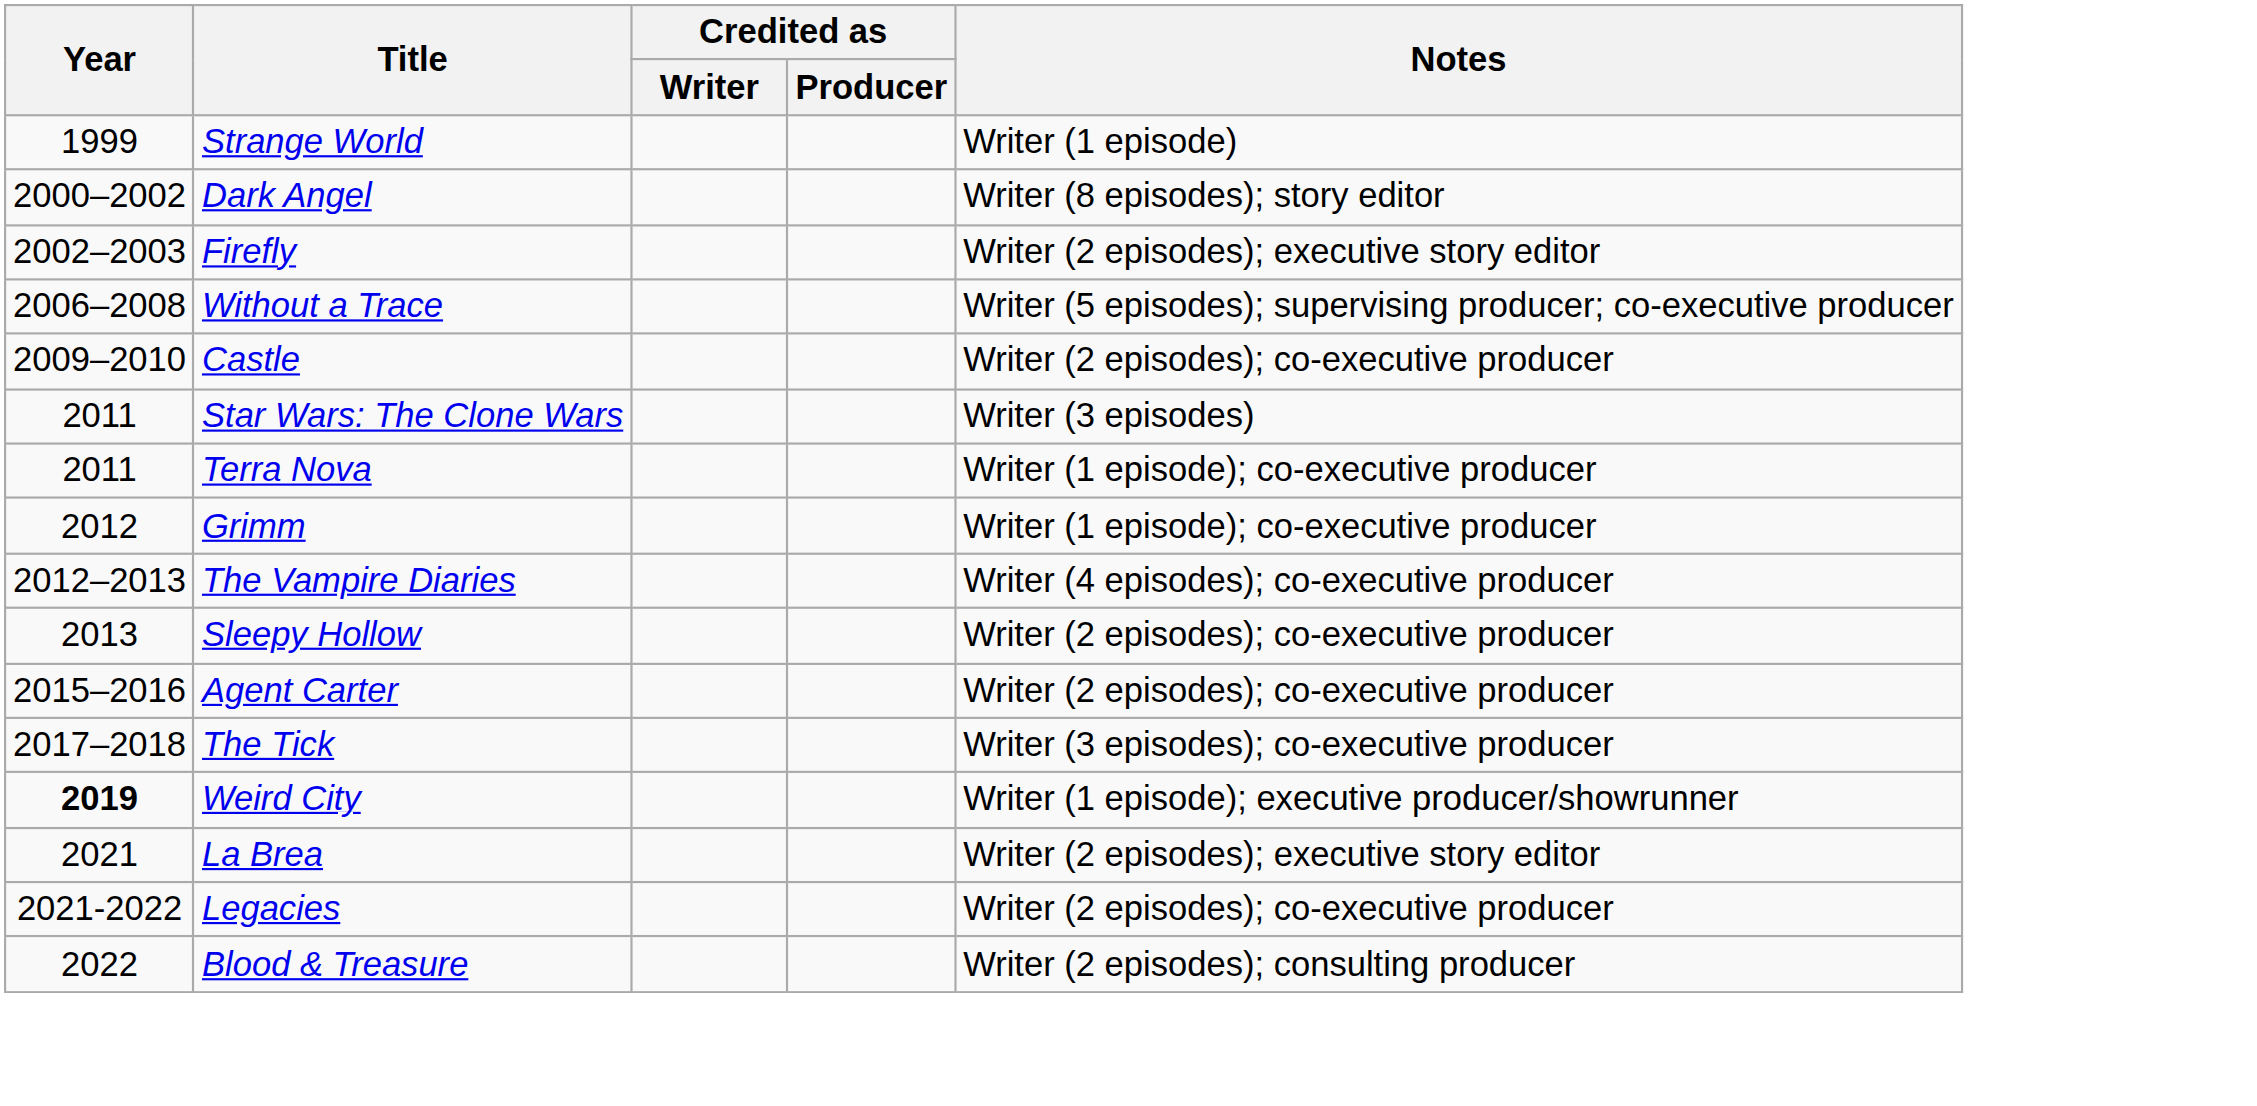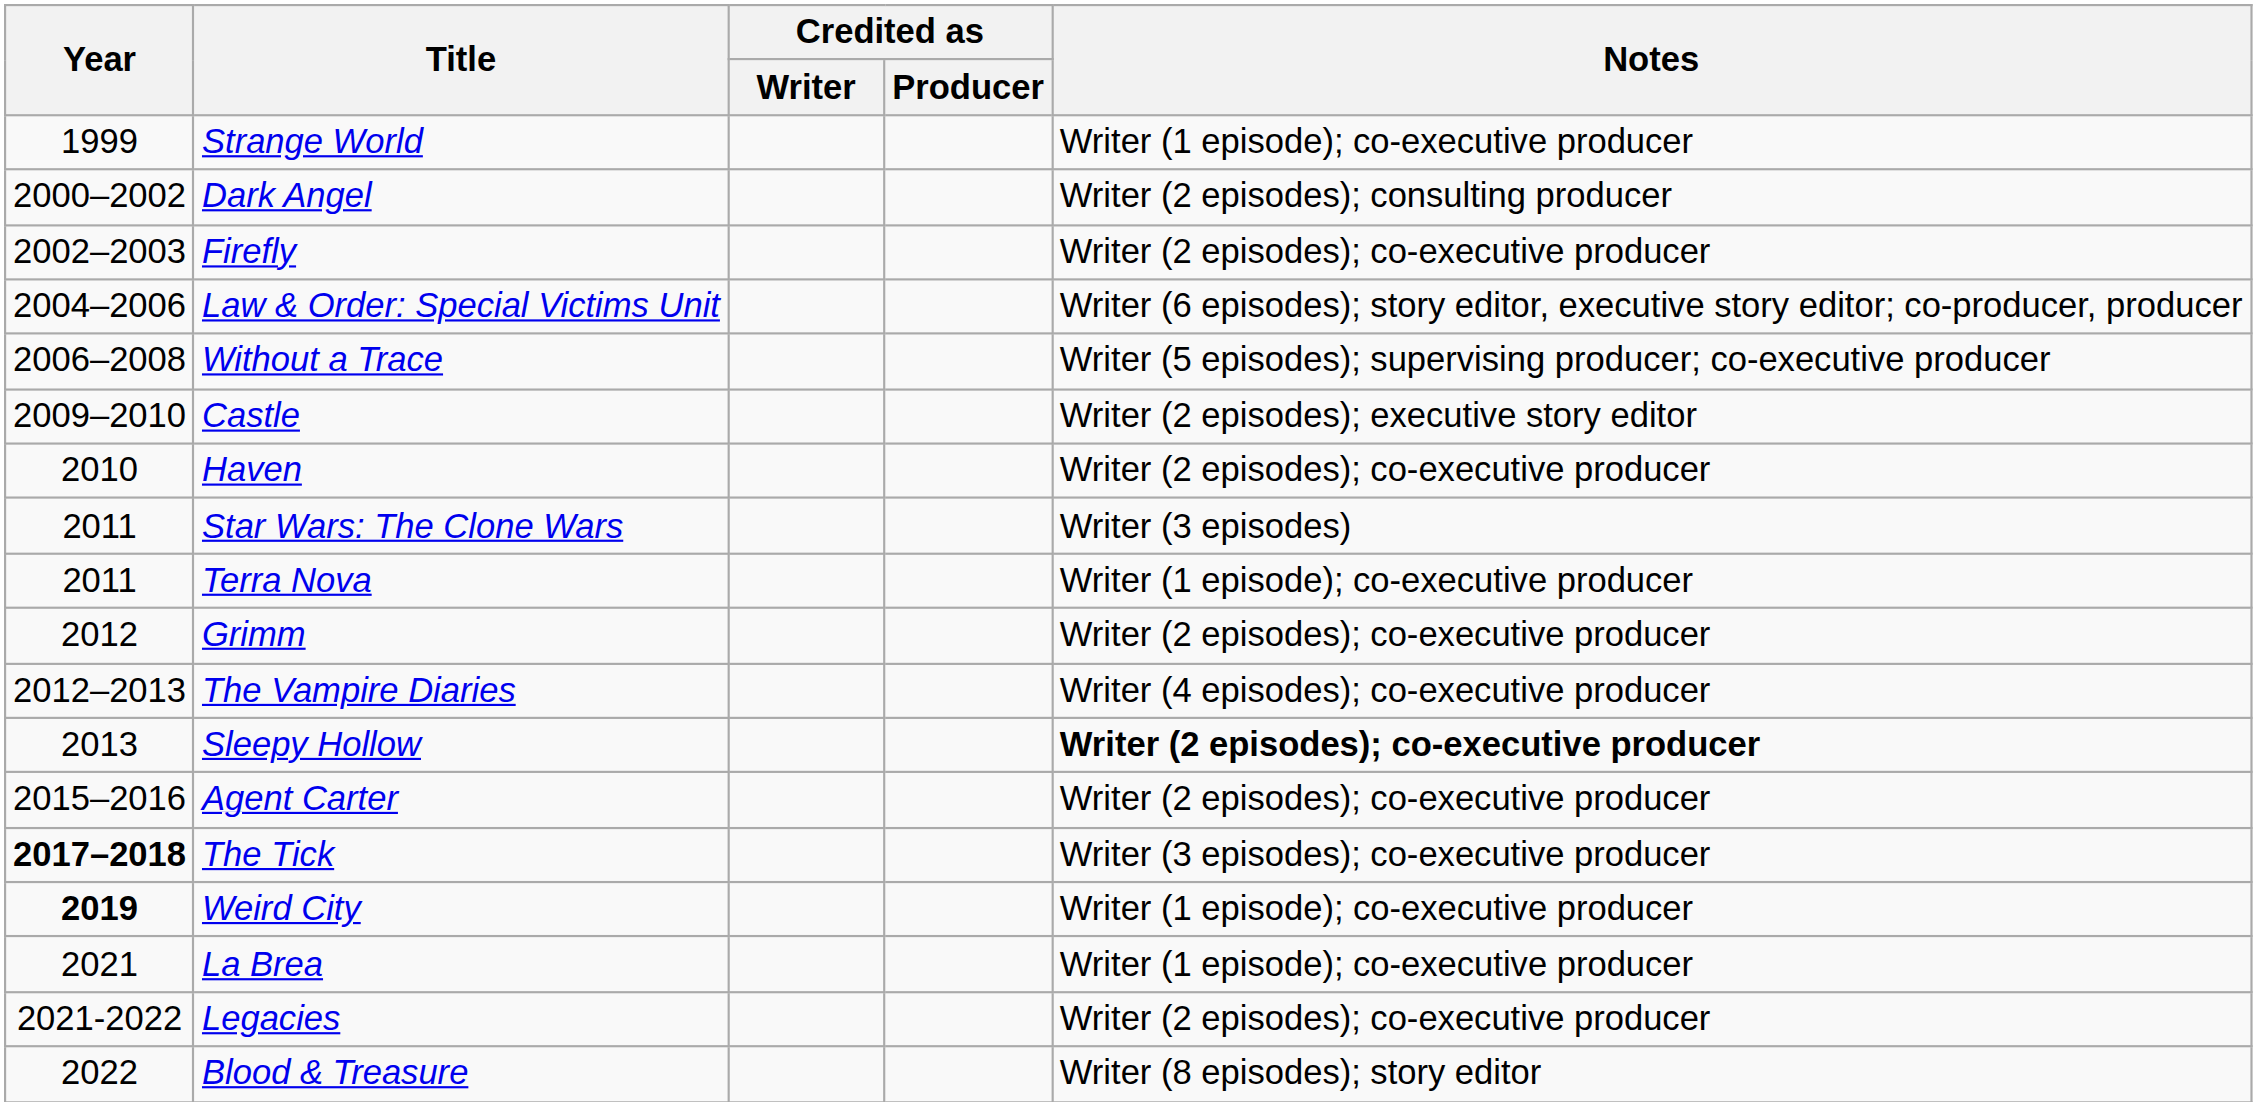(1100, 141) Writer (1 episode) -> (1376, 141) Writer (1 episode); co-executive producer
(1204, 196) Writer (8 episodes); story editor -> (1366, 196) Writer (2 episodes); consulting producer
(1282, 251) Writer (2 episodes); executive story editor -> (1385, 251) Writer (2 episodes); co-executive producer
+ row: (461, 305)
(1288, 360) Writer (2 episodes); co-executive producer -> (1378, 415) Writer (2 episodes); executive story editor
+ row: (252, 470)
(1280, 525) Writer (1 episode); co-executive producer -> (1385, 634) Writer (2 episodes); co-executive producer
(1288, 634) normal -> (1410, 744) bold
(100, 744) normal -> (100, 854) bold
(1351, 799) Writer (1 episode); executive producer/showrunner -> (1376, 908) Writer (1 episode); co-executive producer
(1282, 854) Writer (2 episodes); executive story editor -> (1376, 963) Writer (1 episode); co-executive producer
(1269, 963) Writer (2 episodes); consulting producer -> (1301, 1073) Writer (8 episodes); story editor
